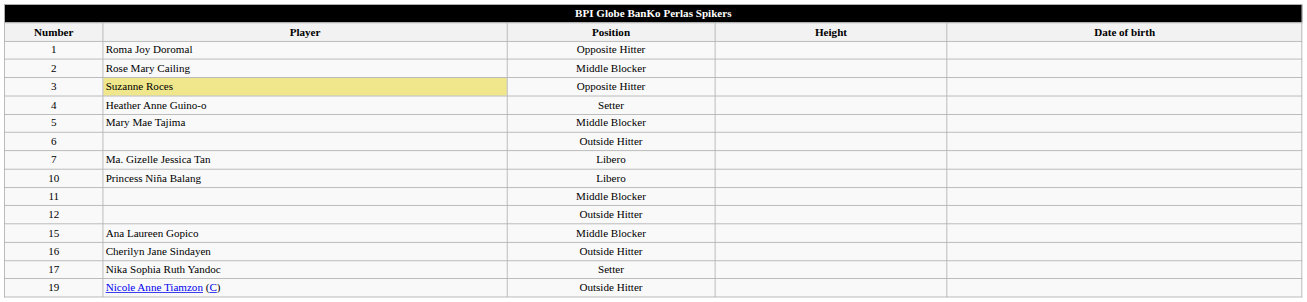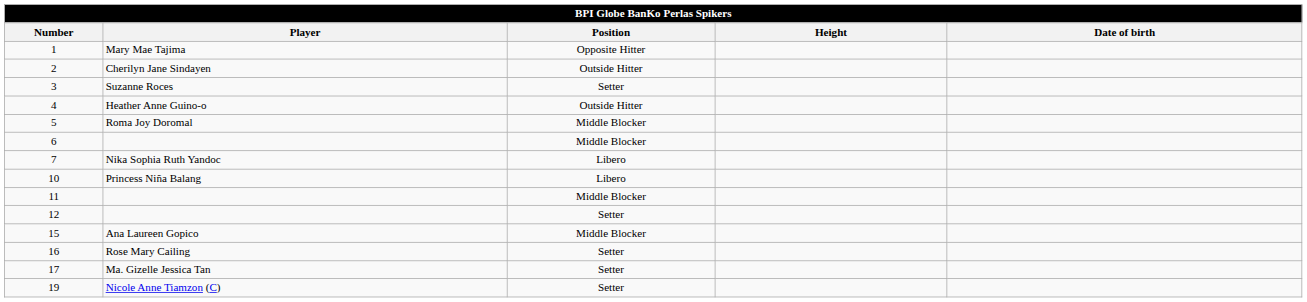(149, 50) Roma Joy Doromal -> (145, 50) Mary Mae Tajima
(148, 68) Rose Mary Cailing -> (158, 68) Cherilyn Jane Sindayen
(611, 68) Middle Blocker -> (611, 68) Outside Hitter
(139, 87) khaki background -> (139, 87) no background
(611, 87) Opposite Hitter -> (611, 87) Setter
(611, 105) Setter -> (611, 105) Outside Hitter
(145, 123) Mary Mae Tajima -> (149, 123) Roma Joy Doromal
(611, 142) Outside Hitter -> (611, 142) Middle Blocker
(158, 160) Ma. Gizelle Jessica Tan -> (163, 160) Nika Sophia Ruth Yandoc
(611, 215) Outside Hitter -> (611, 215) Setter
(158, 251) Cherilyn Jane Sindayen -> (148, 251) Rose Mary Cailing
(611, 251) Outside Hitter -> (611, 251) Setter
(163, 270) Nika Sophia Ruth Yandoc -> (158, 270) Ma. Gizelle Jessica Tan
(611, 288) Outside Hitter -> (611, 288) Setter
